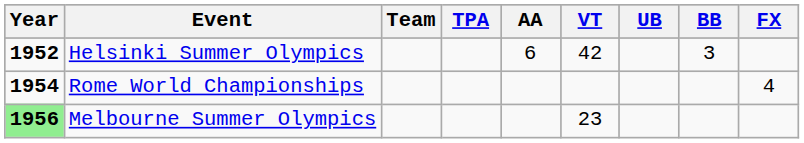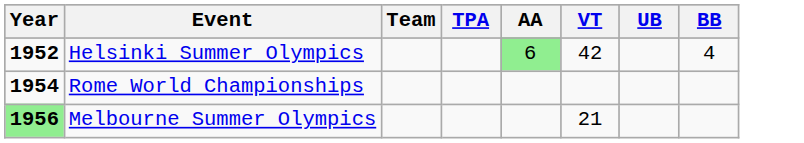- column: (769, 22)
(530, 55) no background -> (530, 55) lightgreen background
(709, 55) 3 -> (709, 55) 4
(590, 121) 23 -> (590, 121) 21
